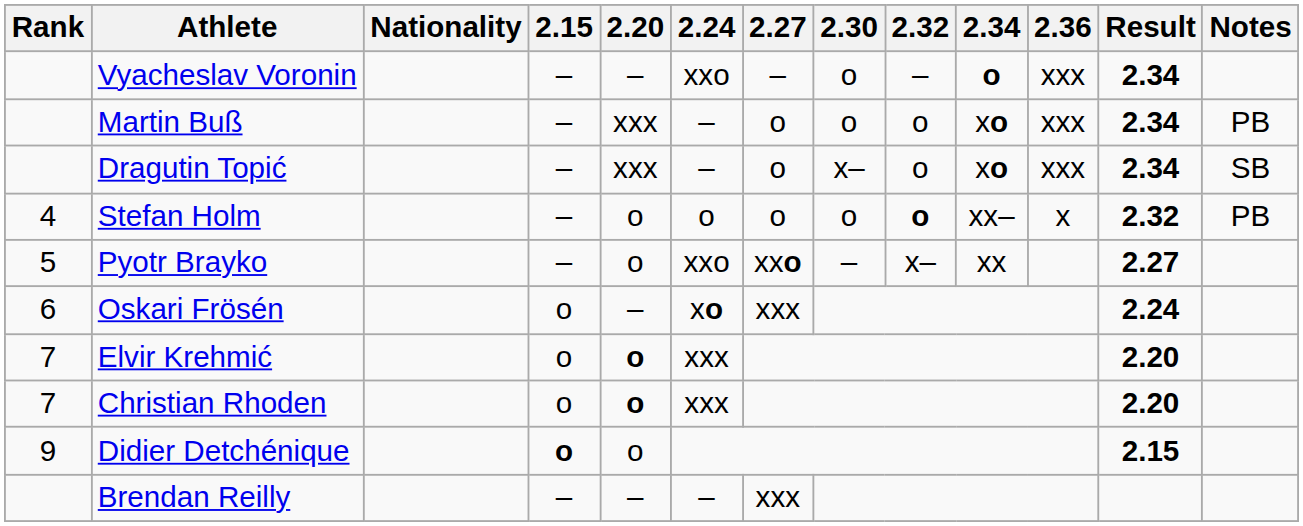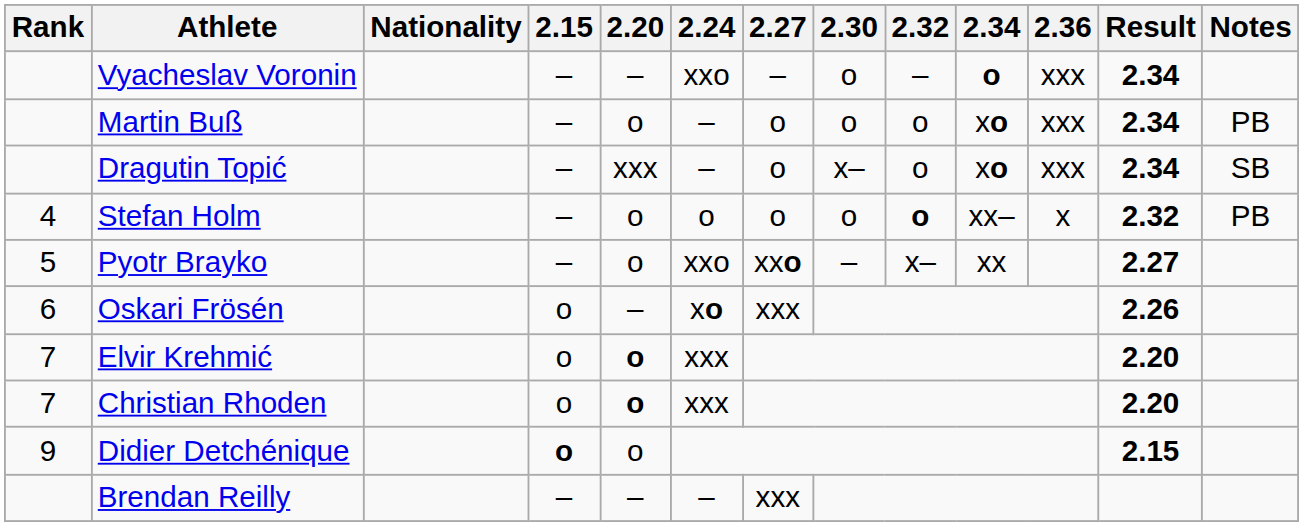(635, 121) xxx -> (635, 121) o
(1151, 309) 2.24 -> (1151, 309) 2.26
